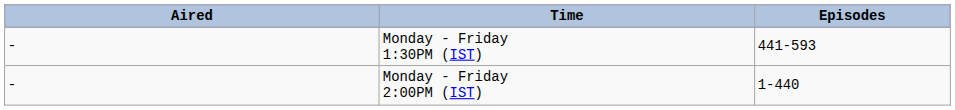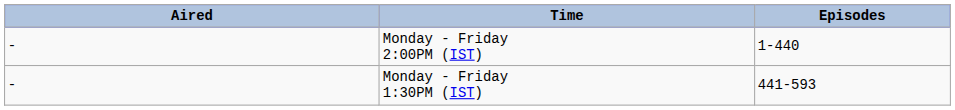rows swapped: (445, 85) <-> (445, 47)
